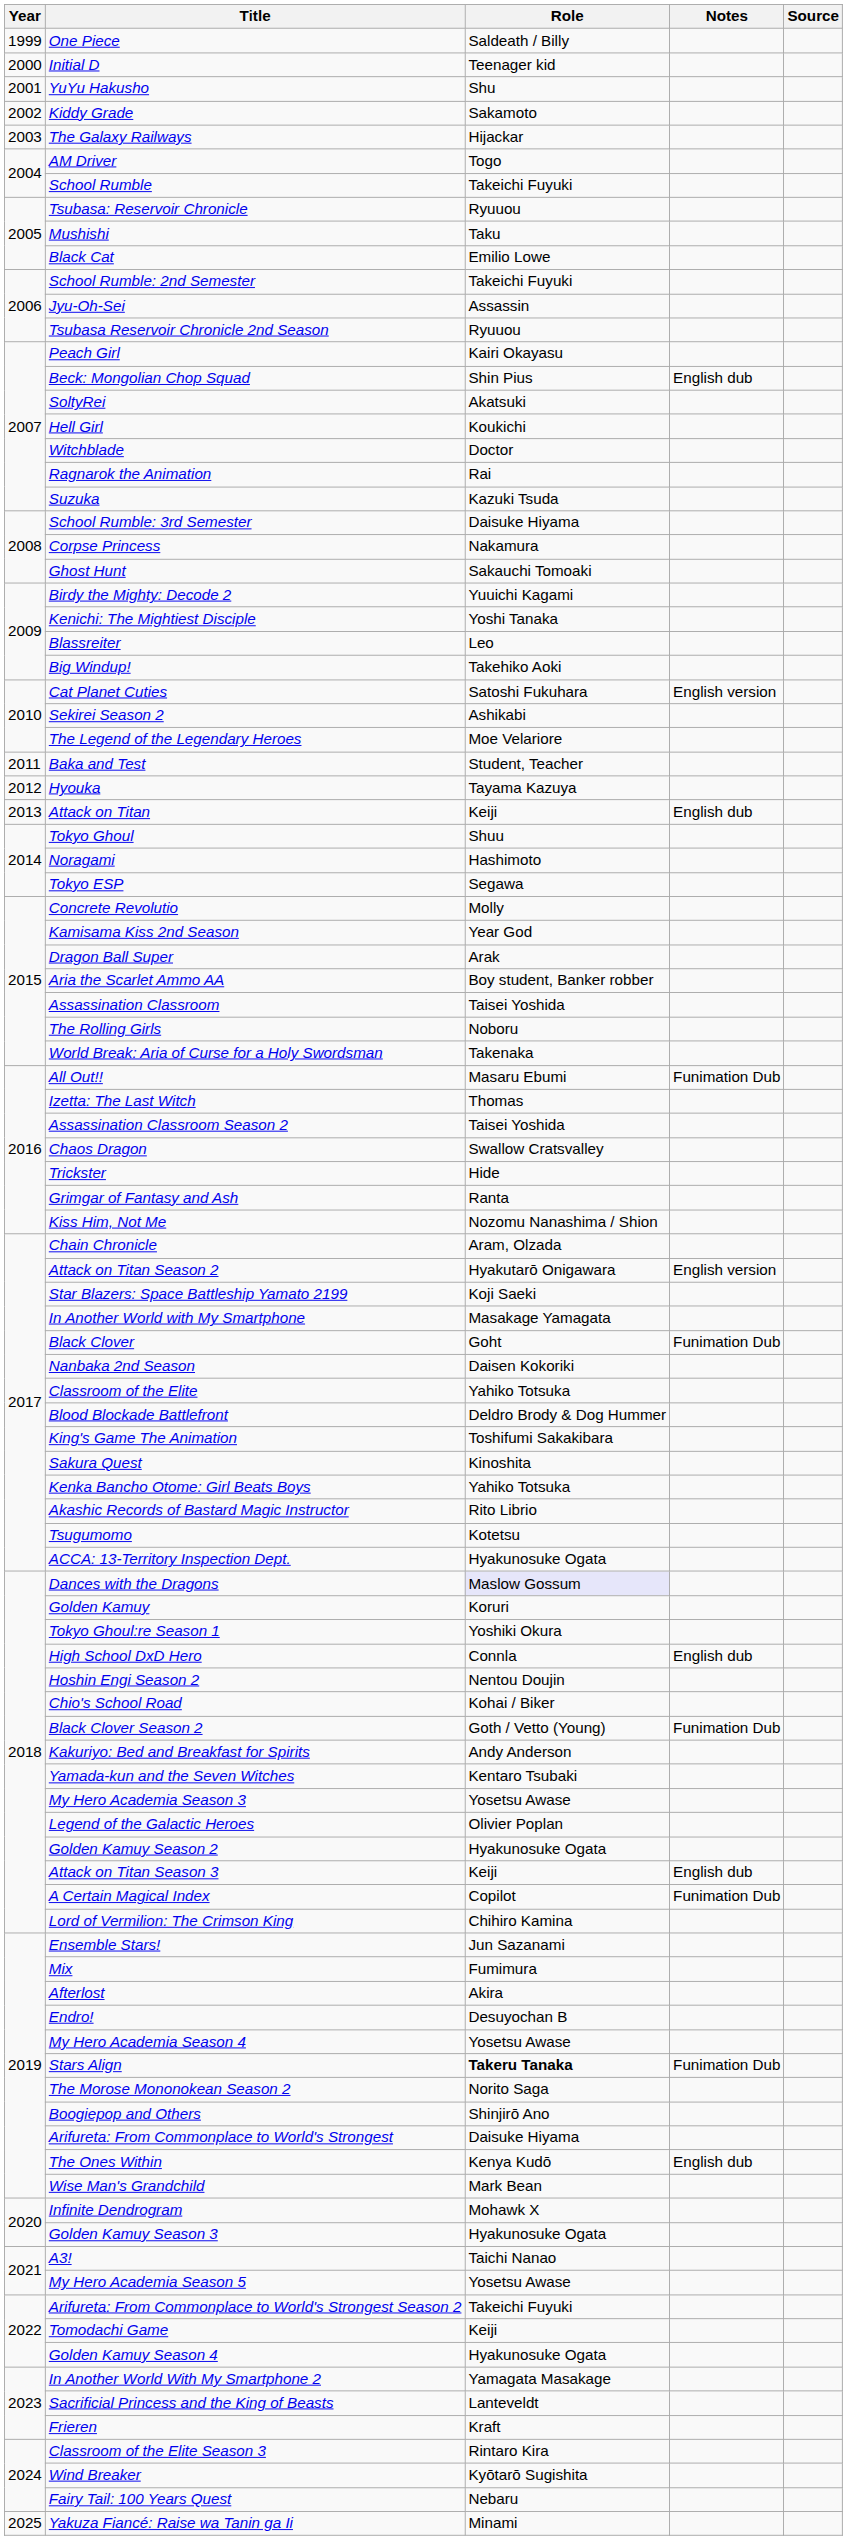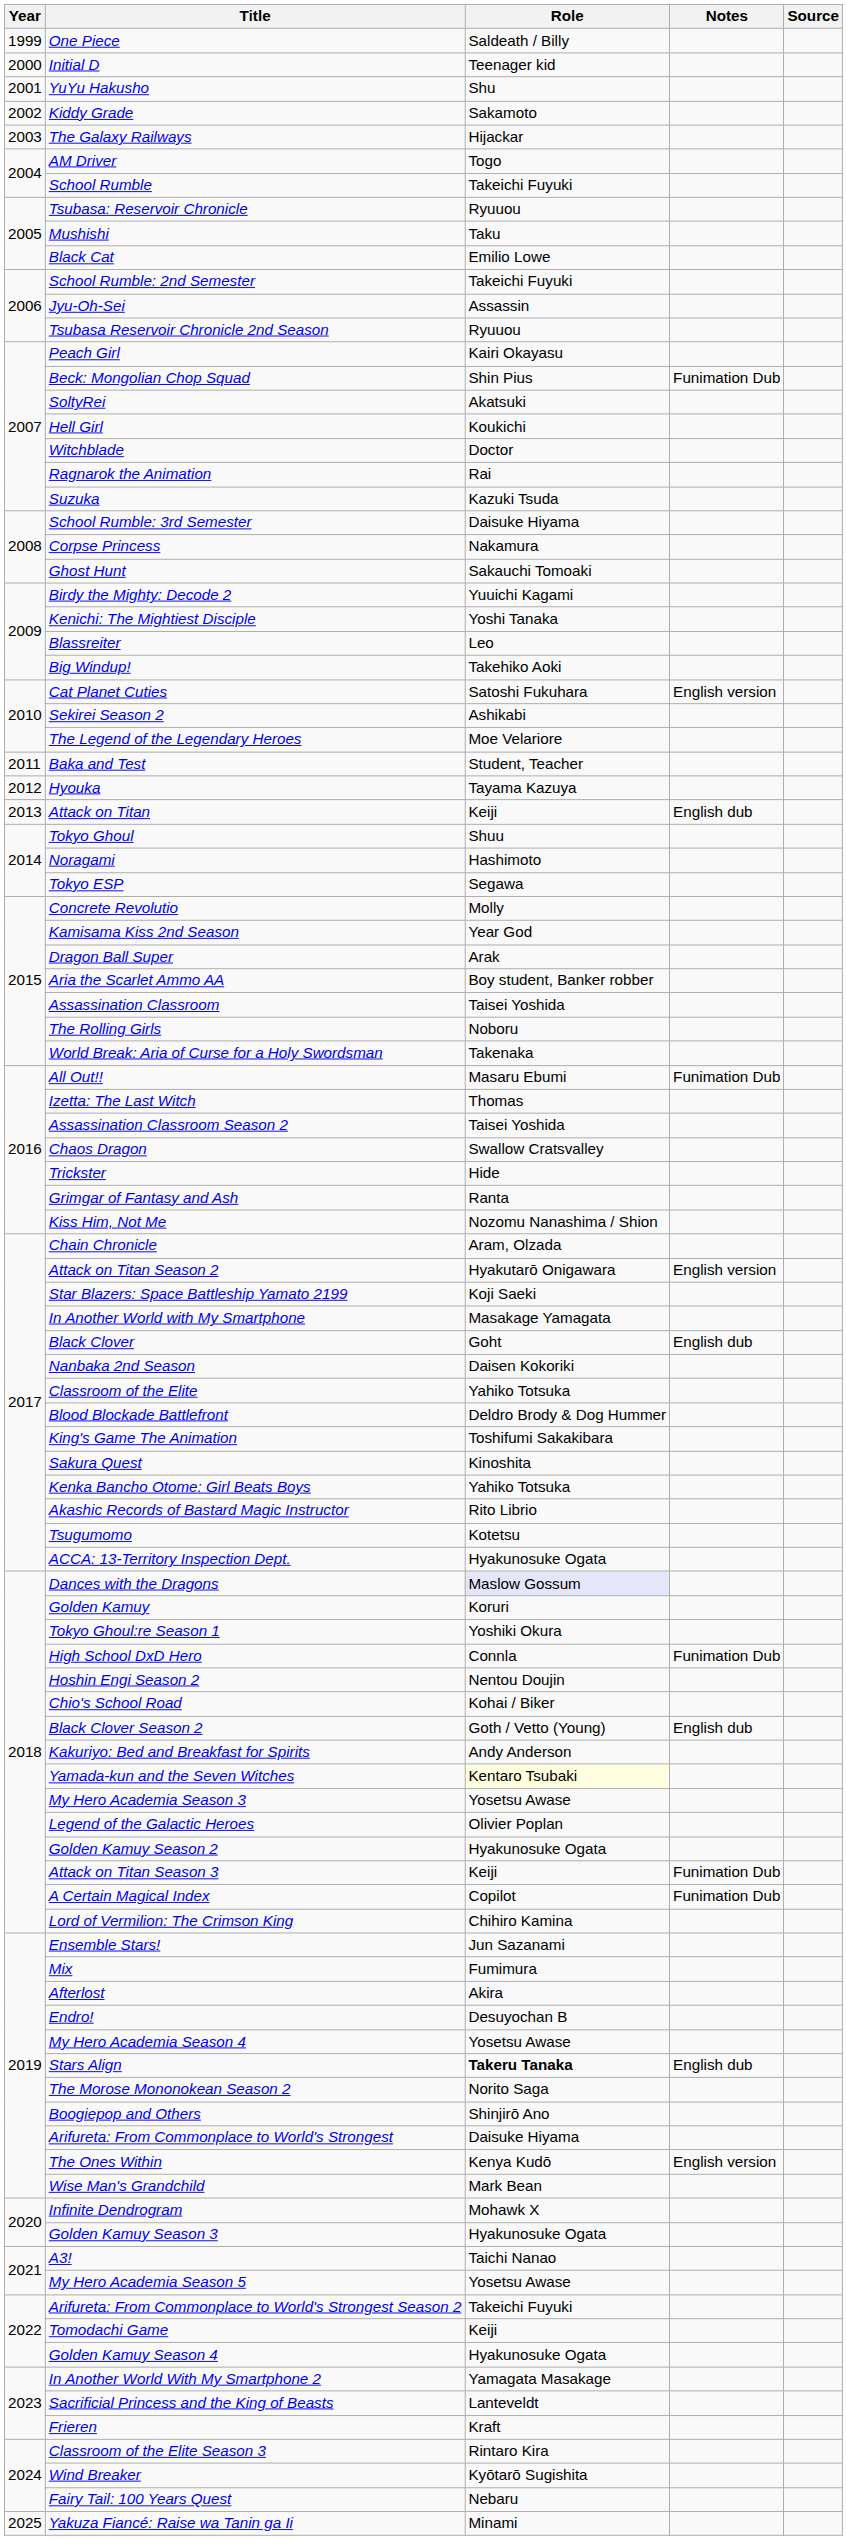(713, 378) English dub -> (727, 378) Funimation Dub
(727, 1342) Funimation Dub -> (713, 1342) English dub
(713, 1655) English dub -> (727, 1655) Funimation Dub
(727, 1728) Funimation Dub -> (713, 1728) English dub
(523, 1776) no background -> (523, 1776) lightyellow background
(713, 1872) English dub -> (727, 1872) Funimation Dub
(727, 2065) Funimation Dub -> (713, 2065) English dub
(713, 2162) English dub -> (725, 2162) English version
